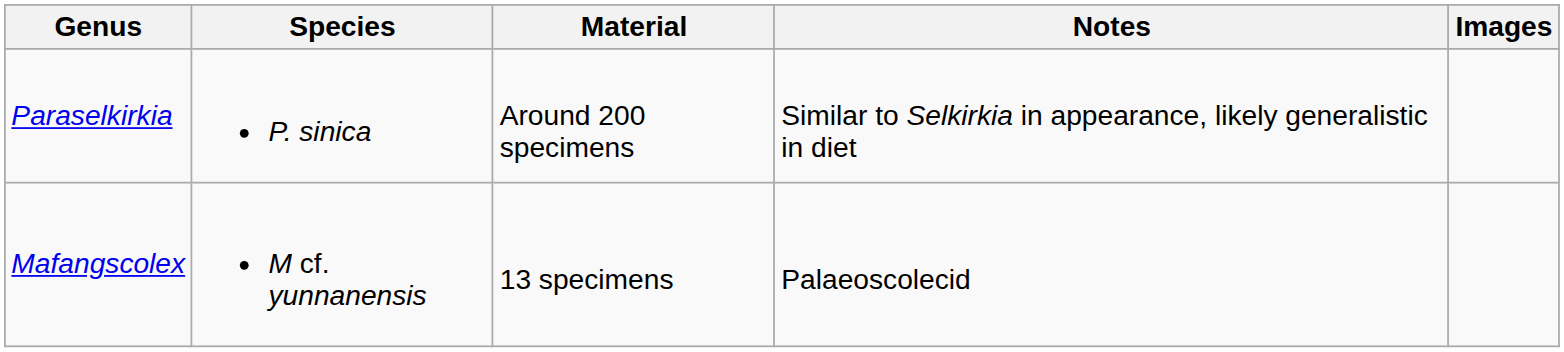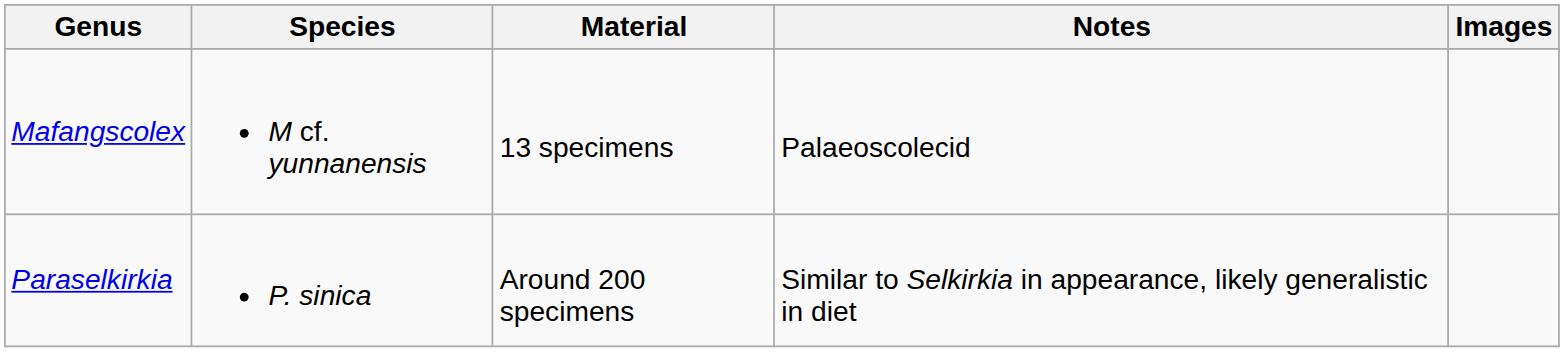rows swapped: (92, 115) <-> (98, 263)
